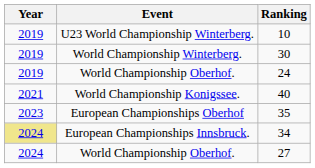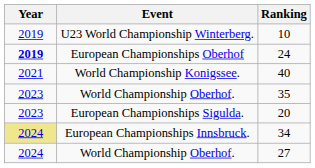- row: (284, 53)
(31, 73) normal -> (31, 53) bold
(157, 73) World Championship Oberhof. -> (157, 53) European Championships Oberhof
(157, 113) European Championships Oberhof -> (157, 93) World Championship Oberhof.
+ row: (284, 113)
